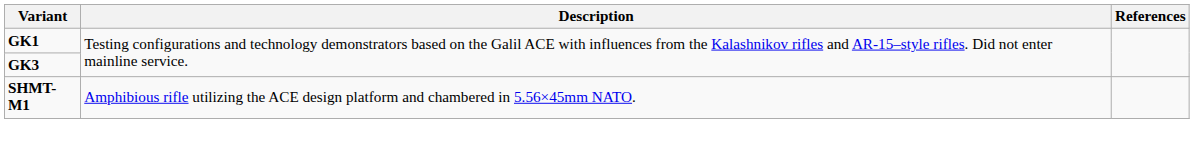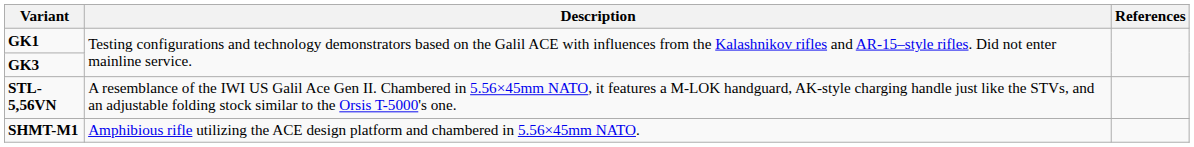+ row: (32, 97)
